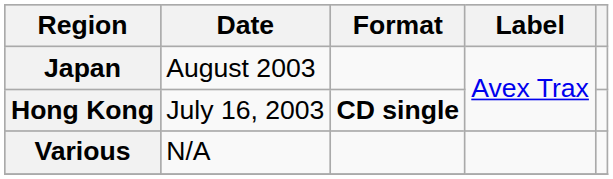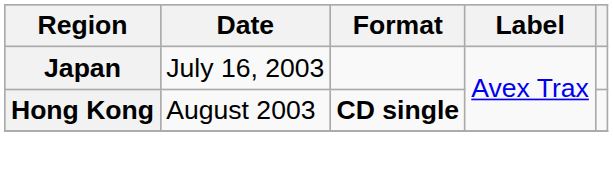(241, 67) August 2003 -> (245, 67) July 16, 2003
(245, 109) July 16, 2003 -> (241, 109) August 2003
- row: (82, 151)
